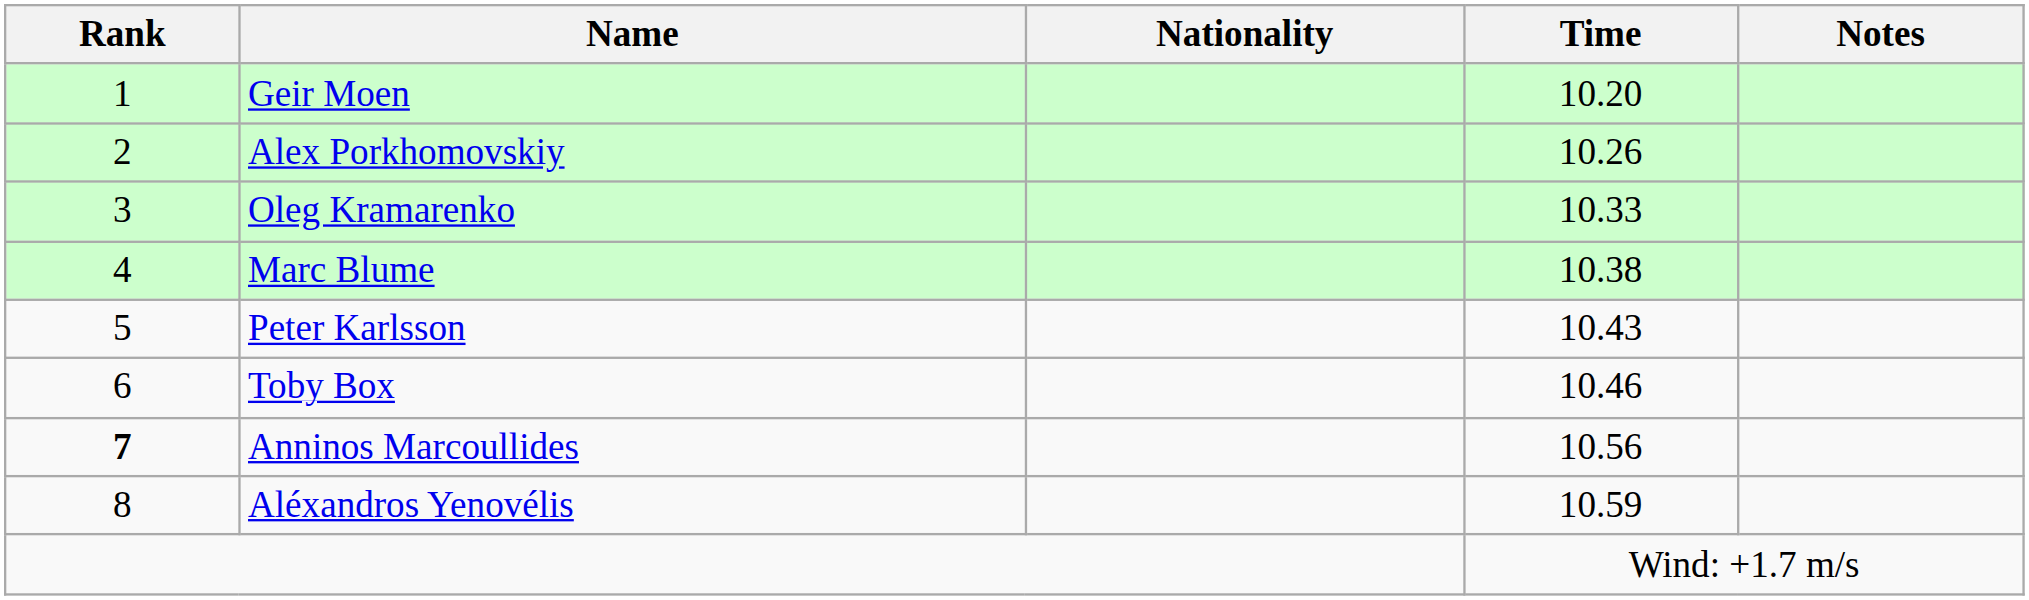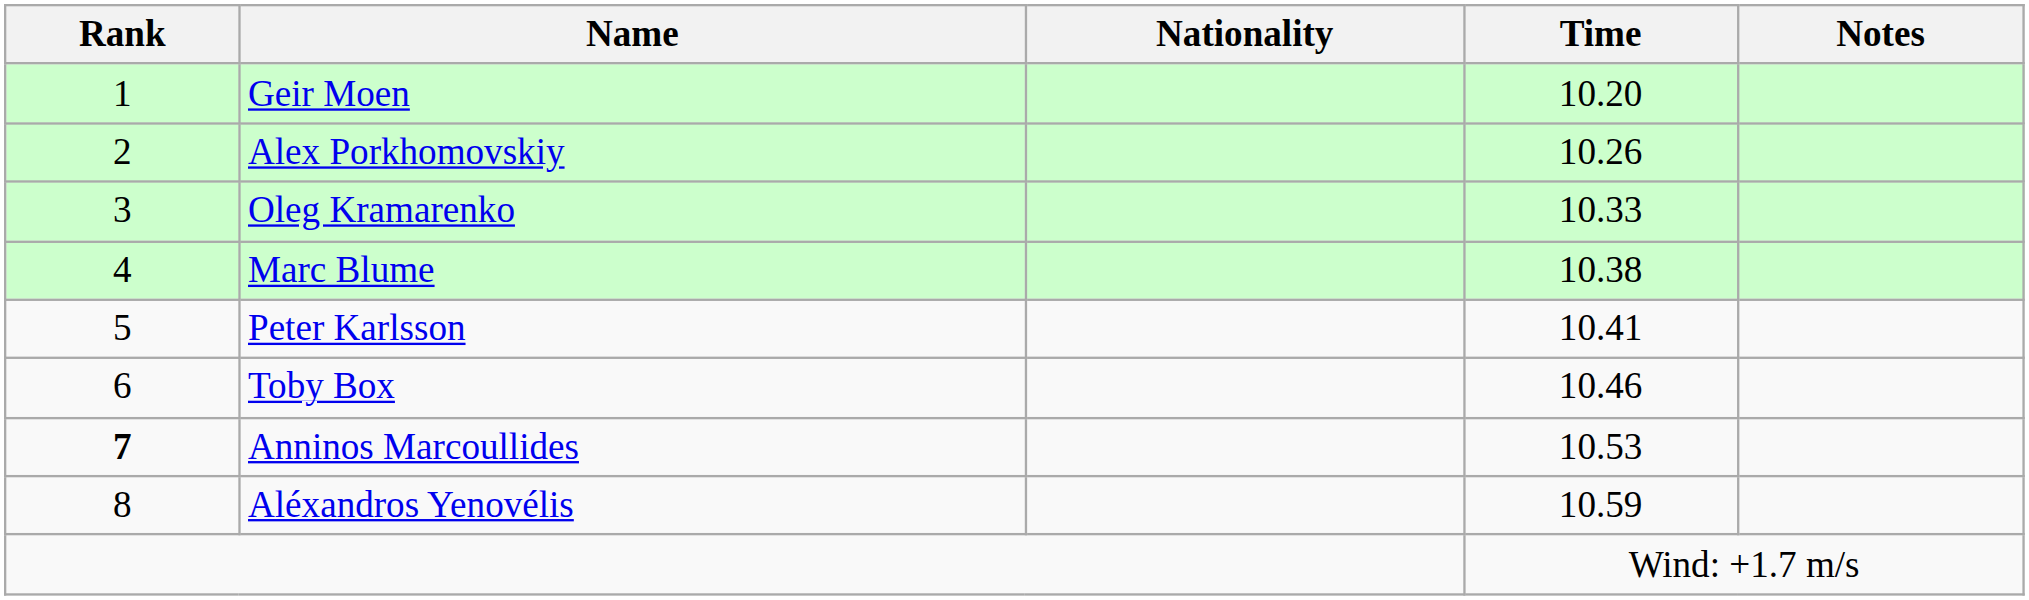(1601, 328) 10.43 -> (1601, 328) 10.41
(1601, 446) 10.56 -> (1601, 446) 10.53
